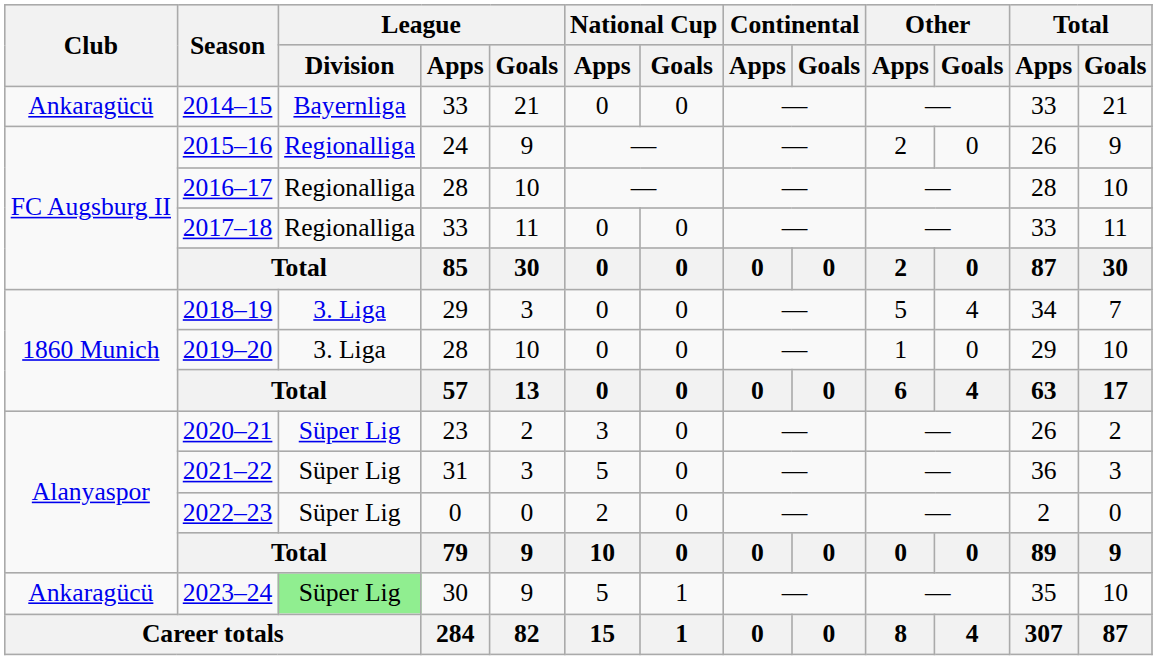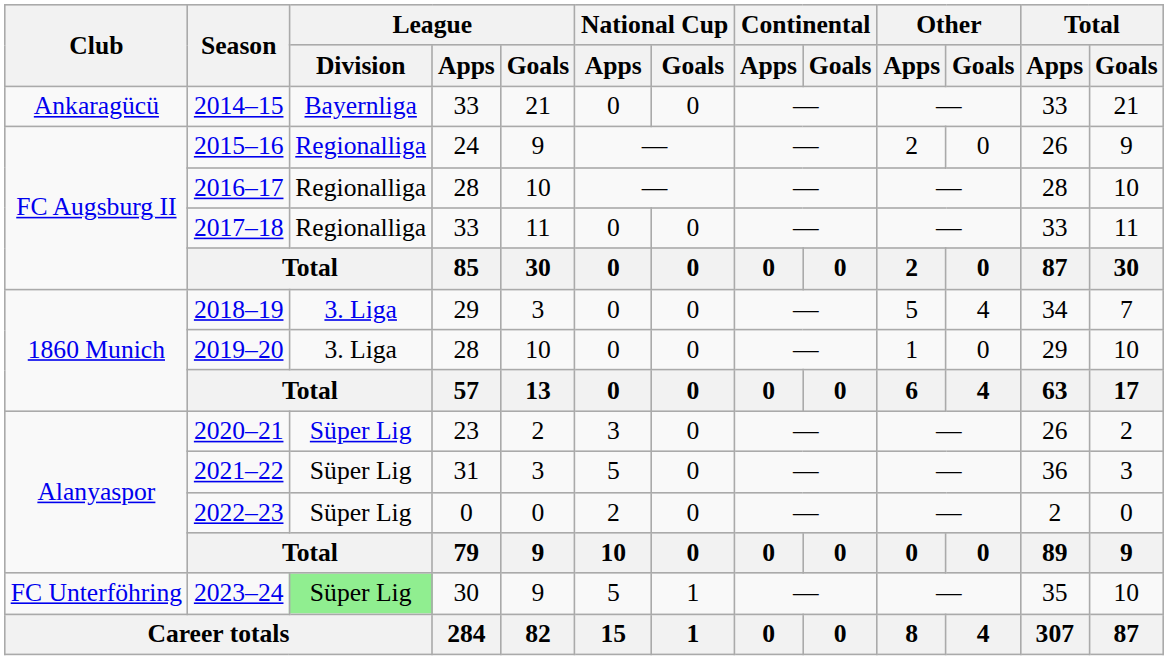(91, 593) Ankaragücü -> (96, 593) FC Unterföhring
